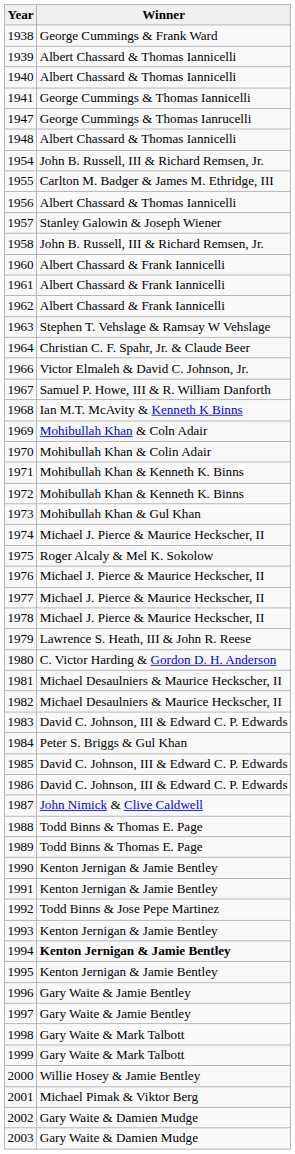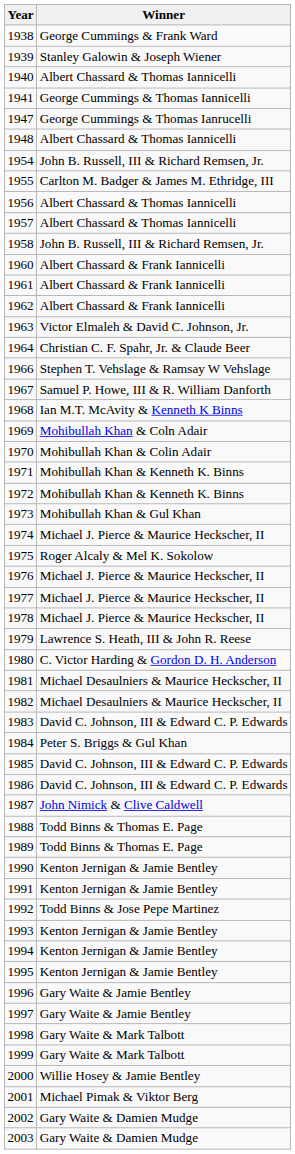(138, 56) Albert Chassard & Thomas Iannicelli -> (130, 56) Stanley Galowin & Joseph Wiener
(130, 222) Stanley Galowin & Joseph Wiener -> (138, 222) Albert Chassard & Thomas Iannicelli
(155, 327) Stephen T. Vehslage & Ramsay W Vehslage -> (144, 327) Victor Elmaleh & David C. Johnson, Jr.
(144, 368) Victor Elmaleh & David C. Johnson, Jr. -> (155, 368) Stephen T. Vehslage & Ramsay W Vehslage
(135, 951) bold -> (129, 951) normal
